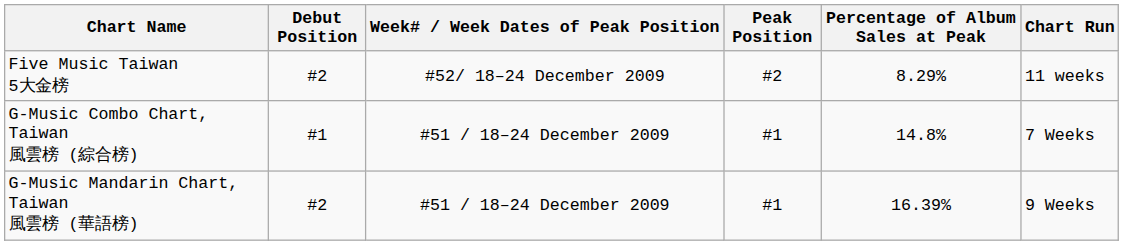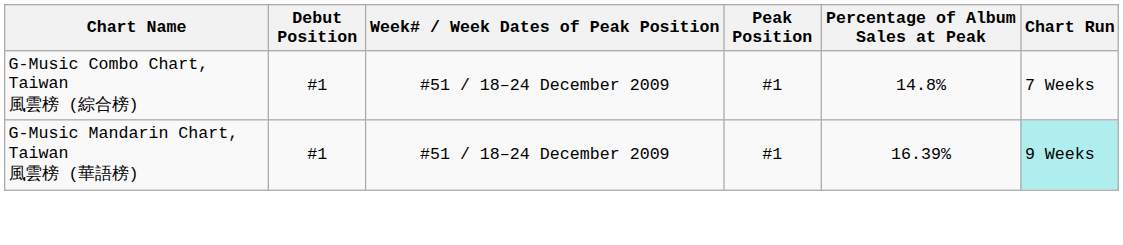- row: (93, 75)
(317, 205) #2 -> (317, 155) #1
(1060, 205) no background -> (1060, 155) paleturquoise background
